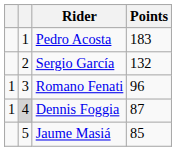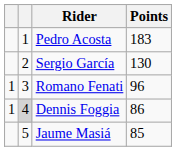(141, 62) 132 -> (141, 62) 130
(137, 110) 87 -> (137, 110) 86
